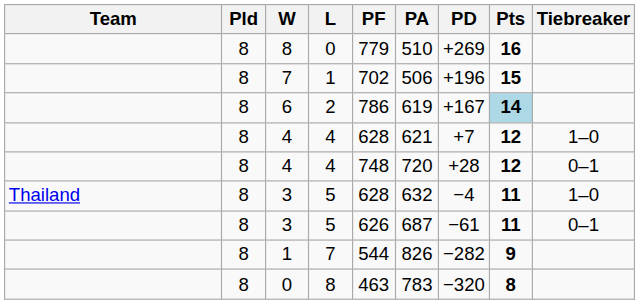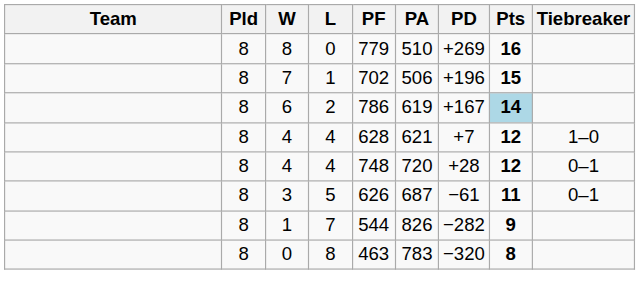- row: (44, 195)
